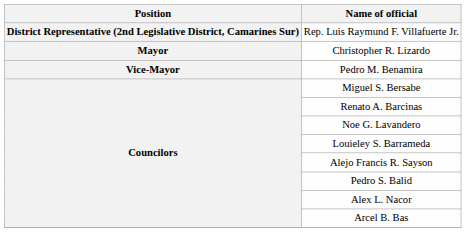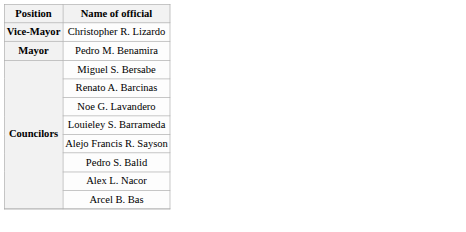- row: (381, 32)
(153, 50) Mayor -> (34, 32) Vice-Mayor
(153, 69) Vice-Mayor -> (34, 50) Mayor
